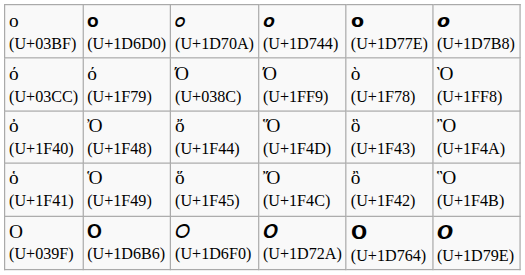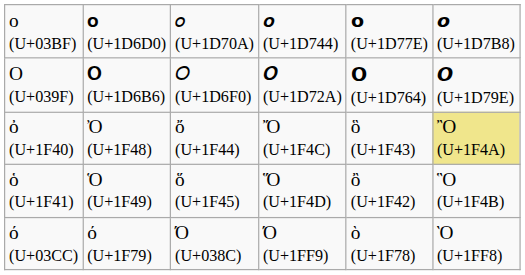rows swapped: (41, 242) <-> (44, 84)
(297, 136) Ὅ (U+1F4D) -> (297, 138) Ὄ (U+1F4C)
(471, 136) no background -> (471, 138) khaki background
(297, 189) Ὄ (U+1F4C) -> (297, 190) Ὅ (U+1F4D)
